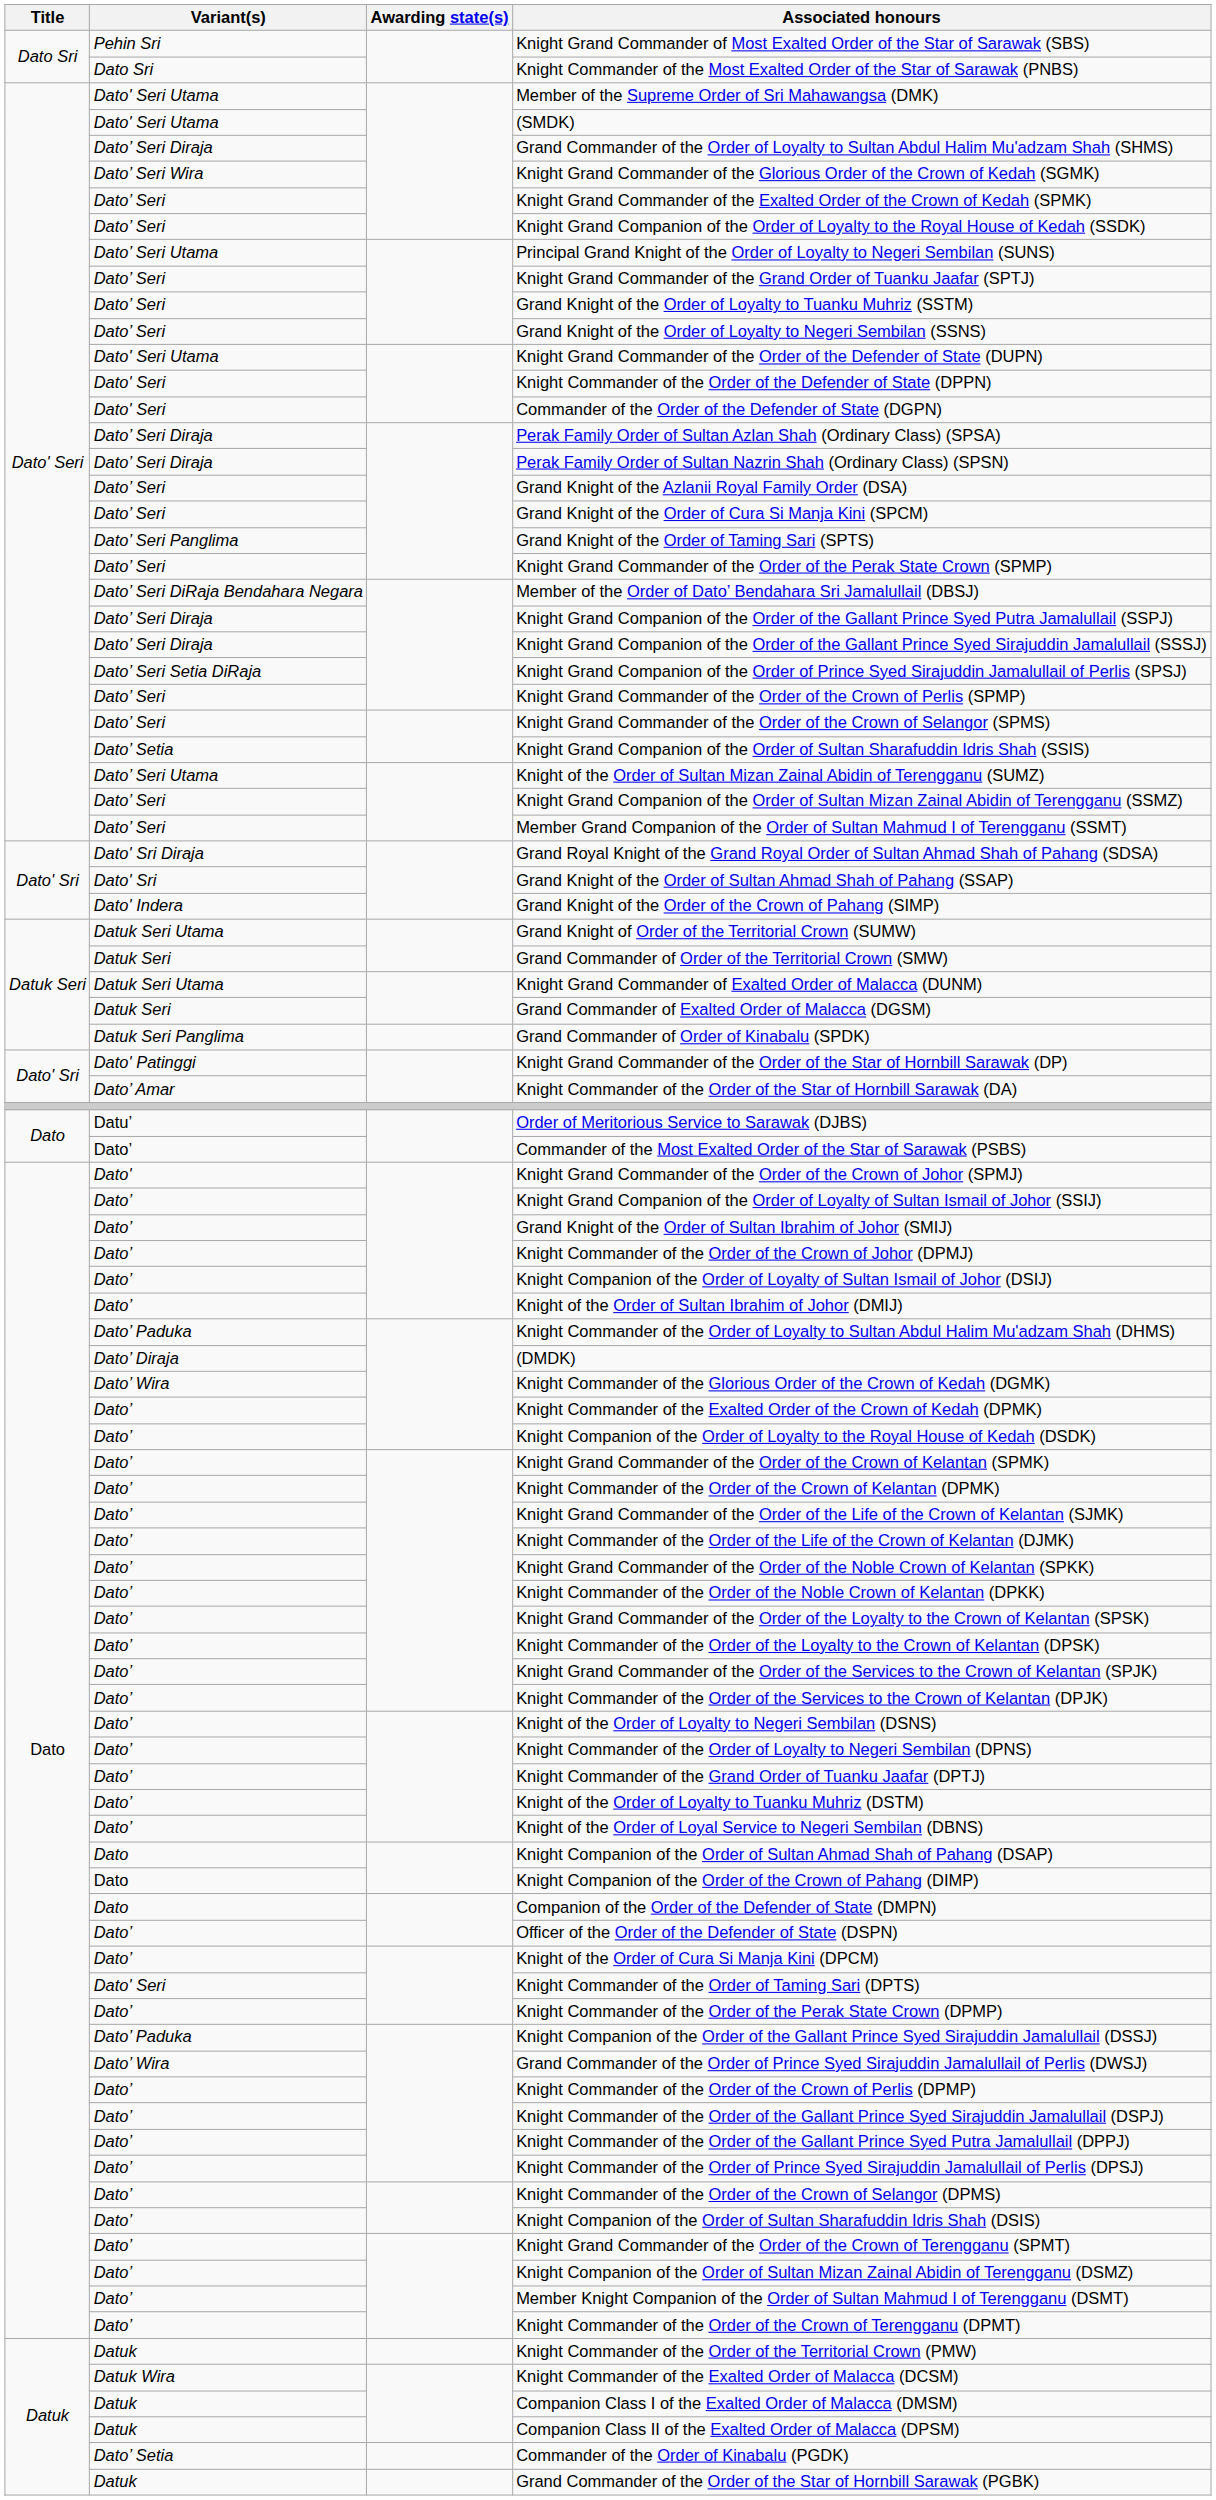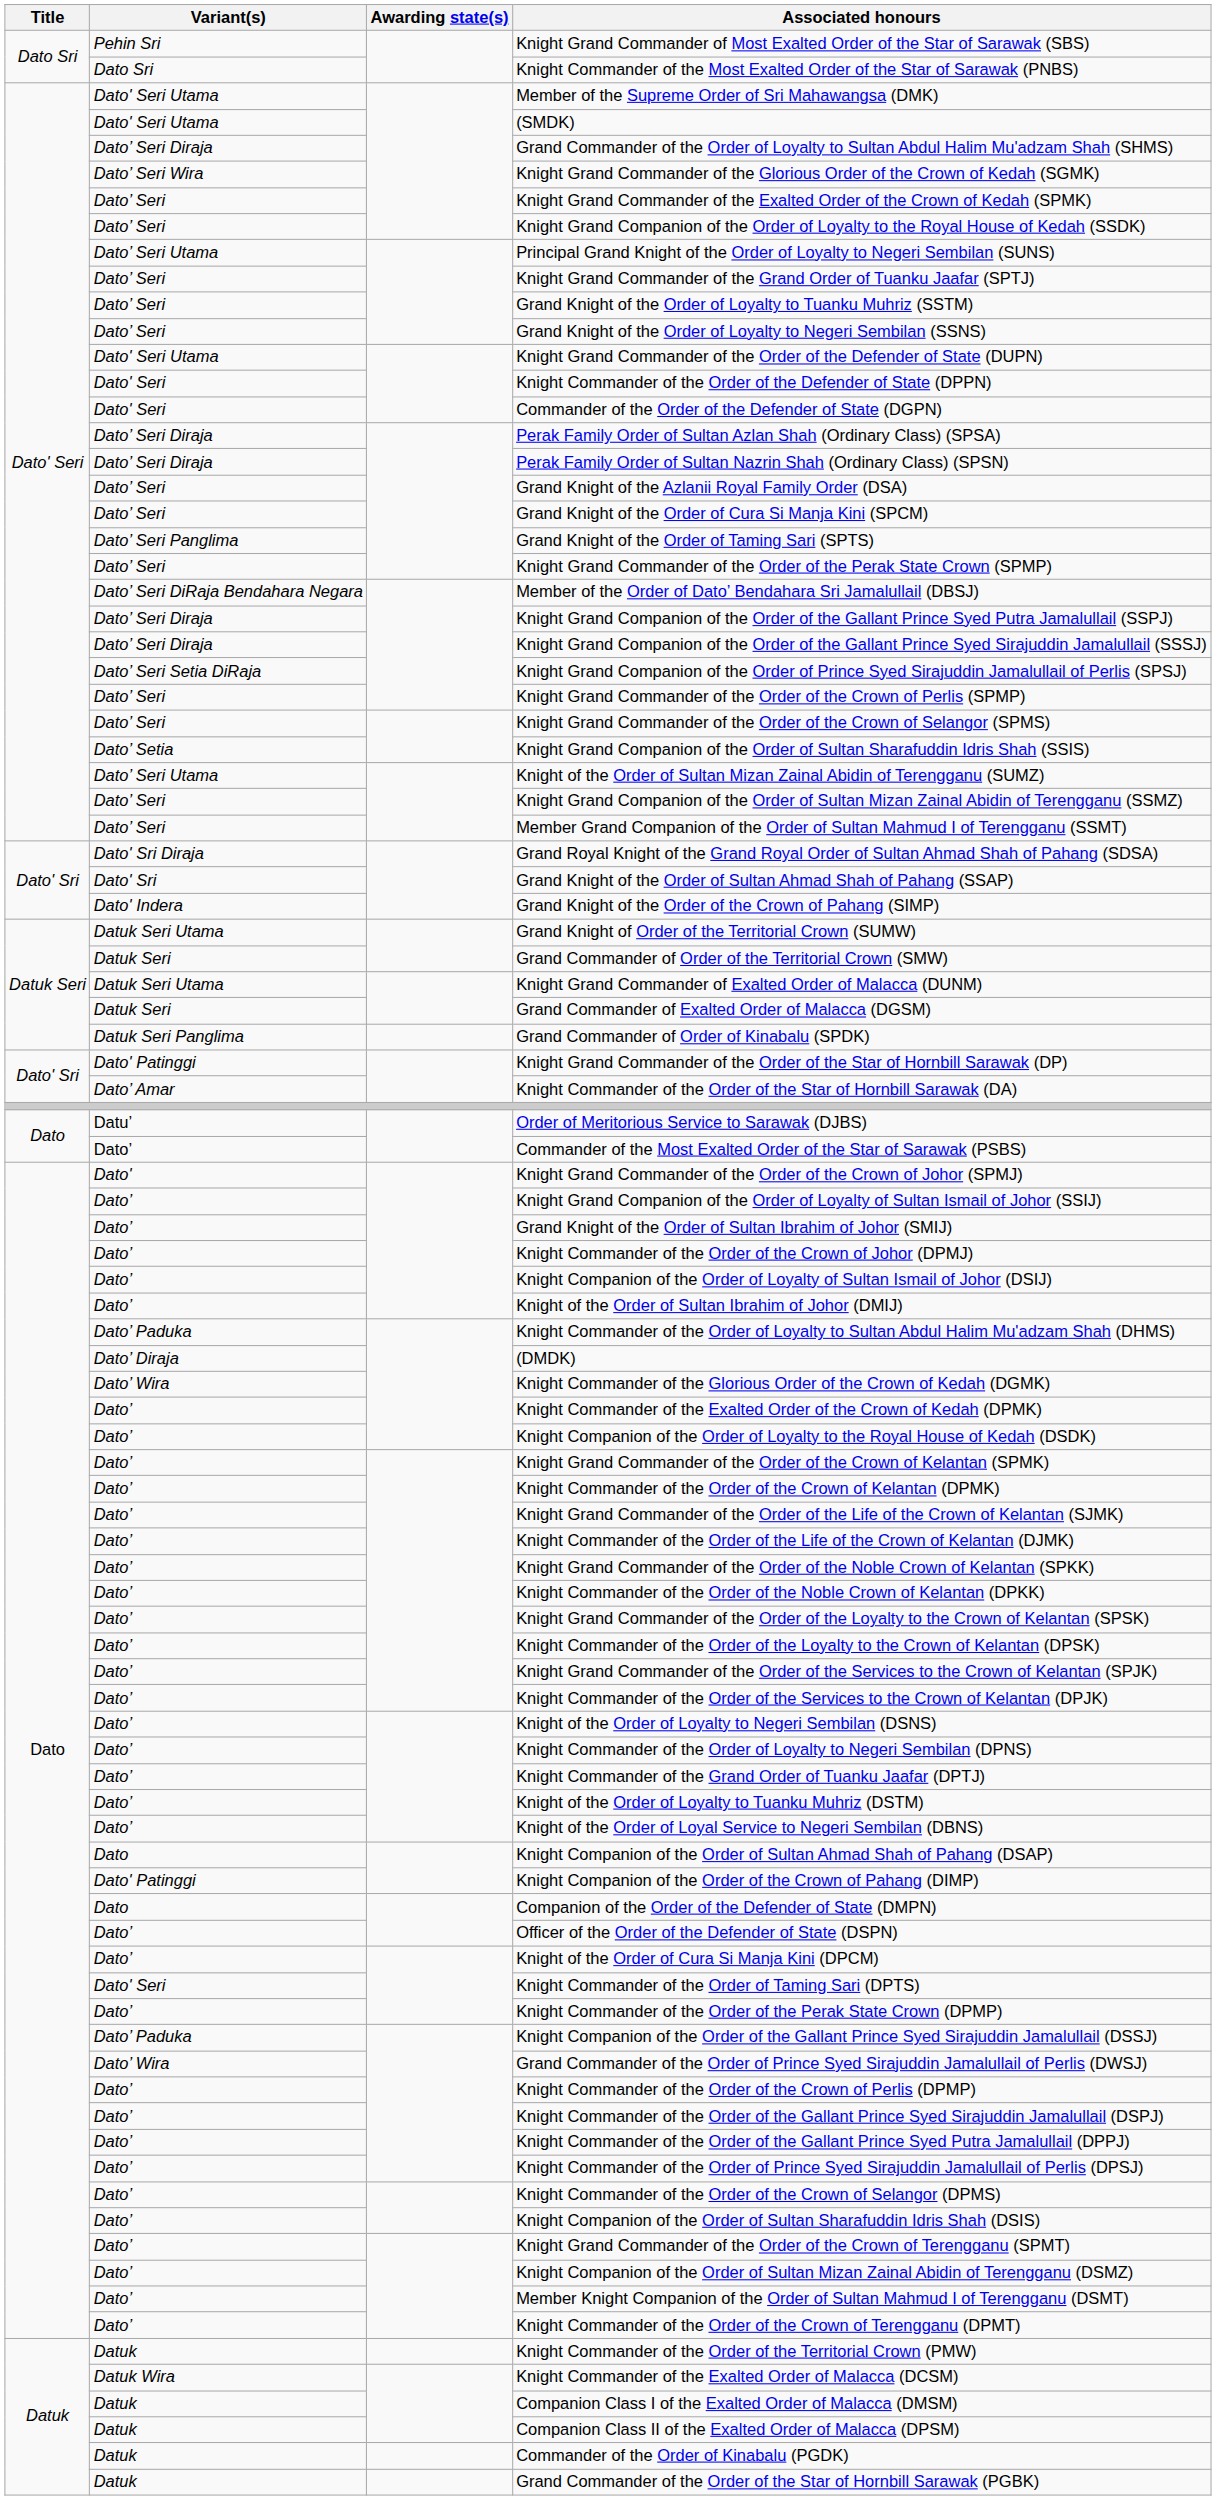(111, 1880) Dato -> (145, 1880) Dato' Patinggi
(133, 2455) Dato’ Setia -> (115, 2455) Datuk
